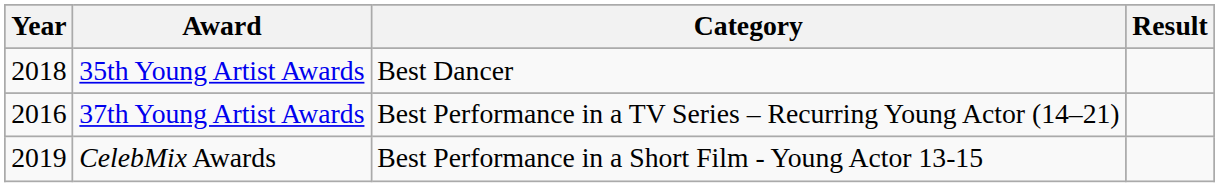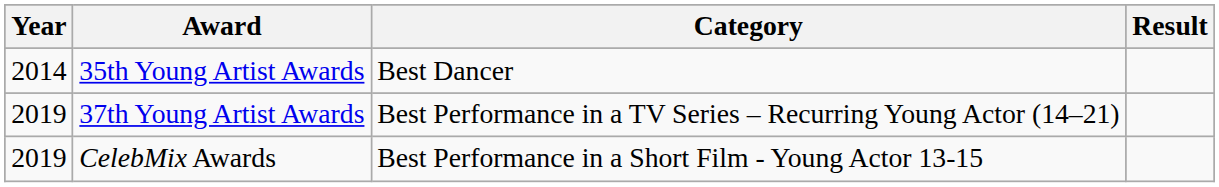(39, 70) 2018 -> (39, 70) 2014
(39, 114) 2016 -> (39, 114) 2019
